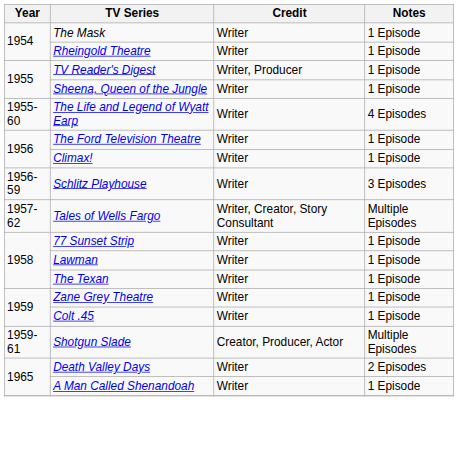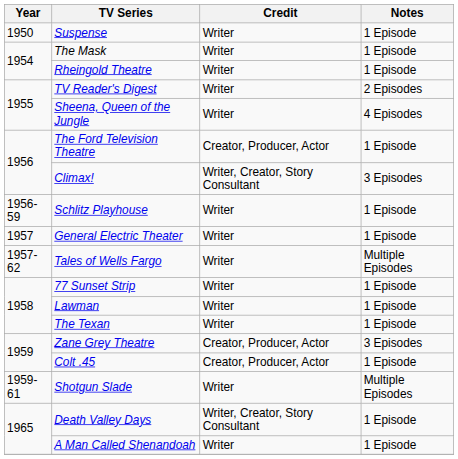+ row: (81, 32)
(259, 70) Writer, Producer -> (218, 88) Writer
(394, 70) 1 Episode -> (393, 88) 2 Episodes
(394, 88) 1 Episode -> (393, 114) 4 Episodes
- row: (131, 114)
(232, 139) Writer -> (266, 146) Creator, Producer, Actor
(232, 158) Writer -> (258, 178) Writer, Creator, Story Consultant
(394, 158) 1 Episode -> (393, 178) 3 Episodes
(397, 184) 3 Episodes -> (390, 210) 1 Episode
+ row: (118, 236)
(272, 216) Writer, Creator, Story Consultant -> (218, 261) Writer
(232, 297) Writer -> (266, 343) Creator, Producer, Actor
(394, 297) 1 Episode -> (393, 343) 3 Episodes
(232, 316) Writer -> (266, 362) Creator, Producer, Actor
(280, 342) Creator, Producer, Actor -> (218, 387) Writer
(232, 367) Writer -> (258, 419) Writer, Creator, Story Consultant
(397, 367) 2 Episodes -> (390, 419) 1 Episode
